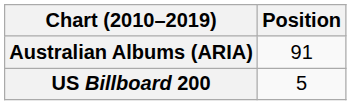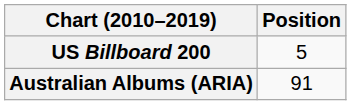rows swapped: (131, 52) <-> (131, 83)
